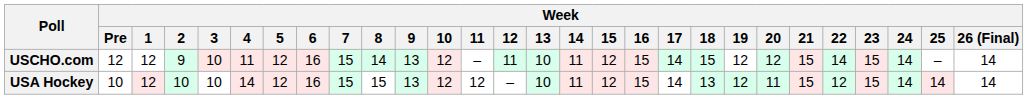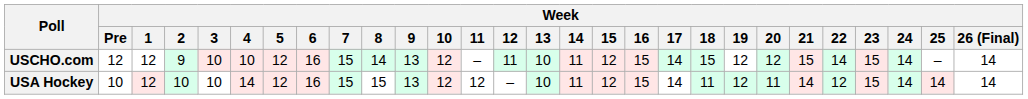(247, 60) 11 -> (247, 60) 10
(707, 82) 13 -> (707, 82) 11
(806, 82) 15 -> (806, 82) 14
